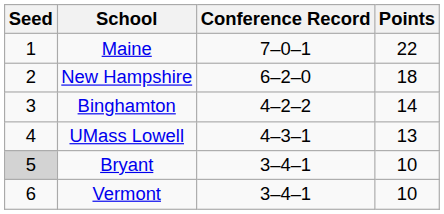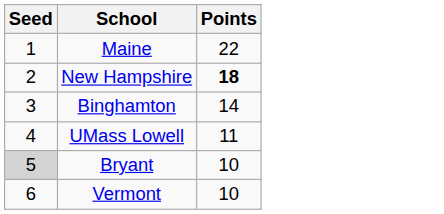- column: (286, 19)
(407, 77) normal -> (229, 77) bold
(407, 135) 13 -> (229, 135) 11
